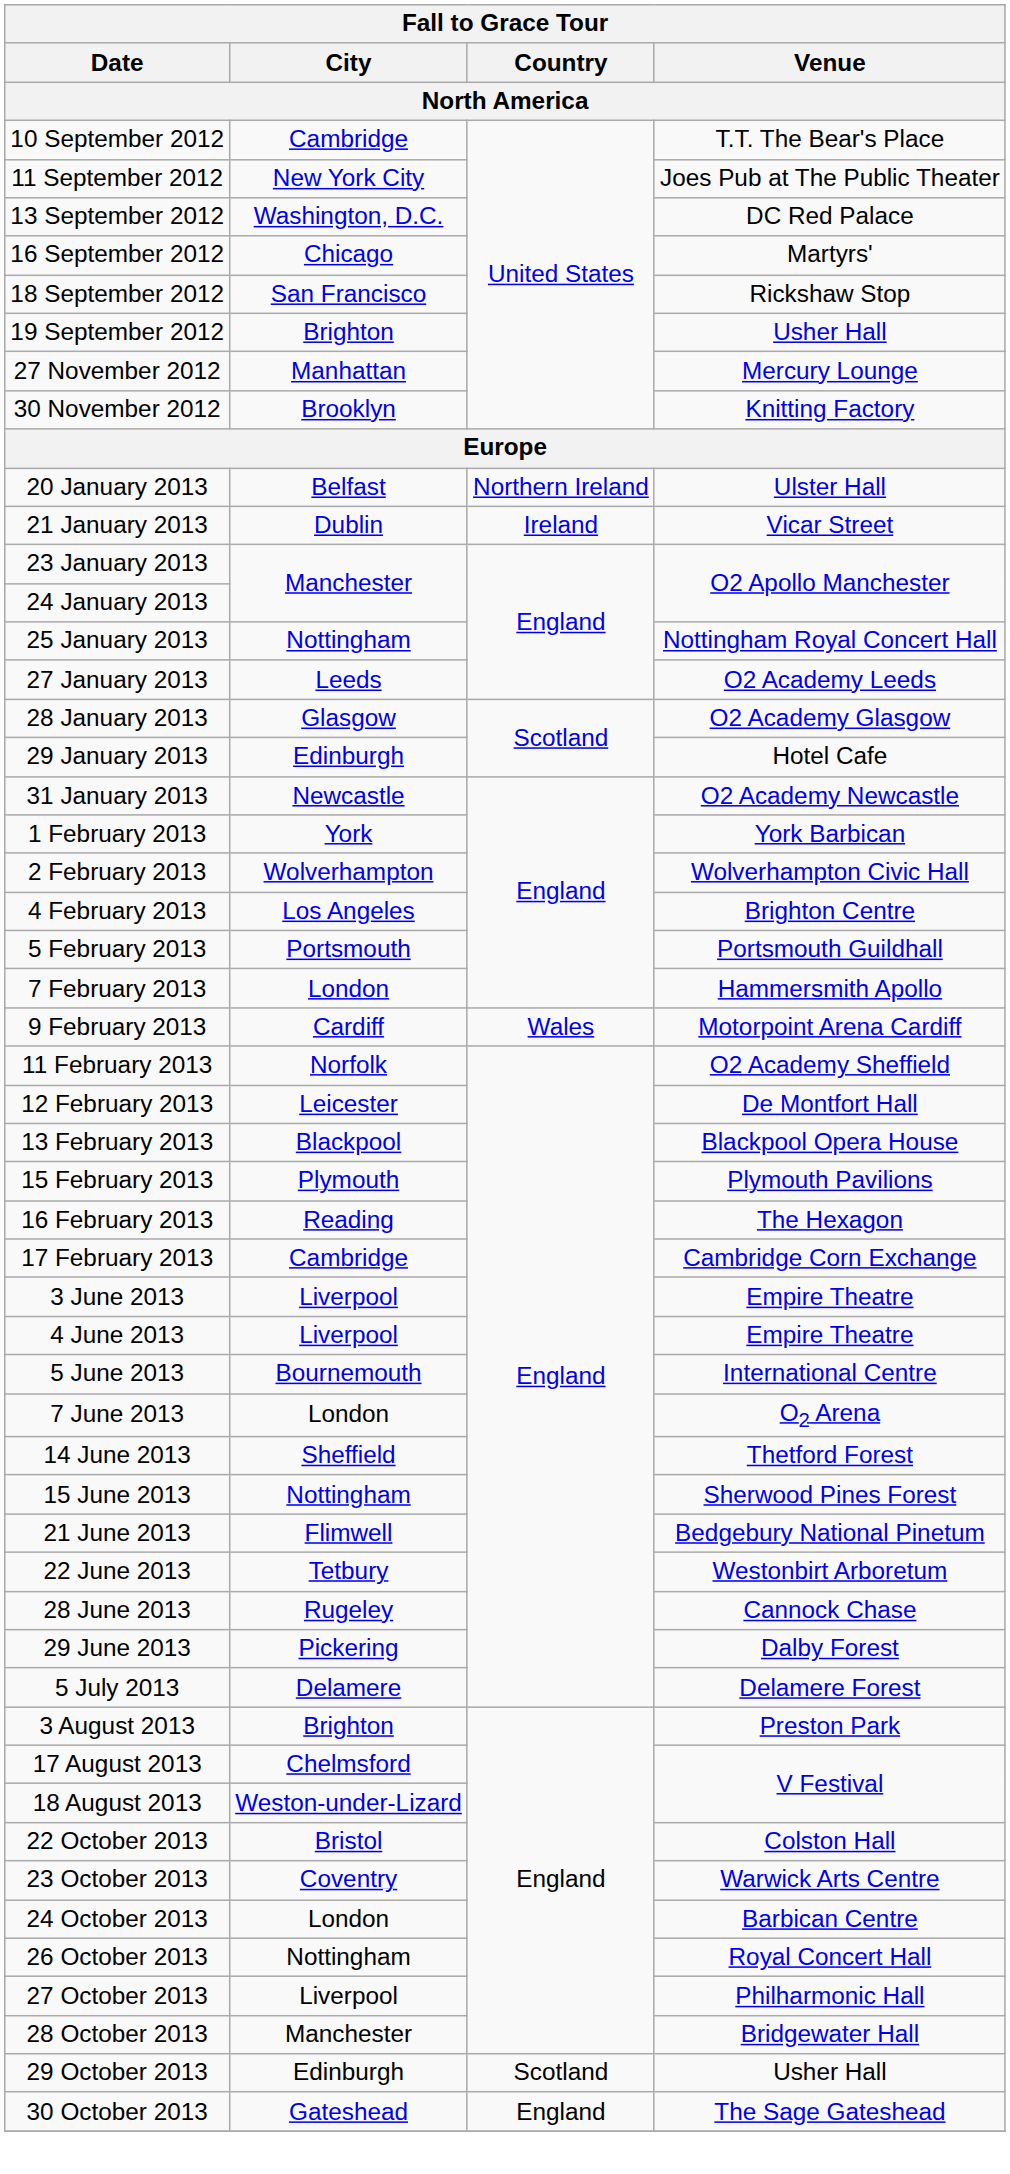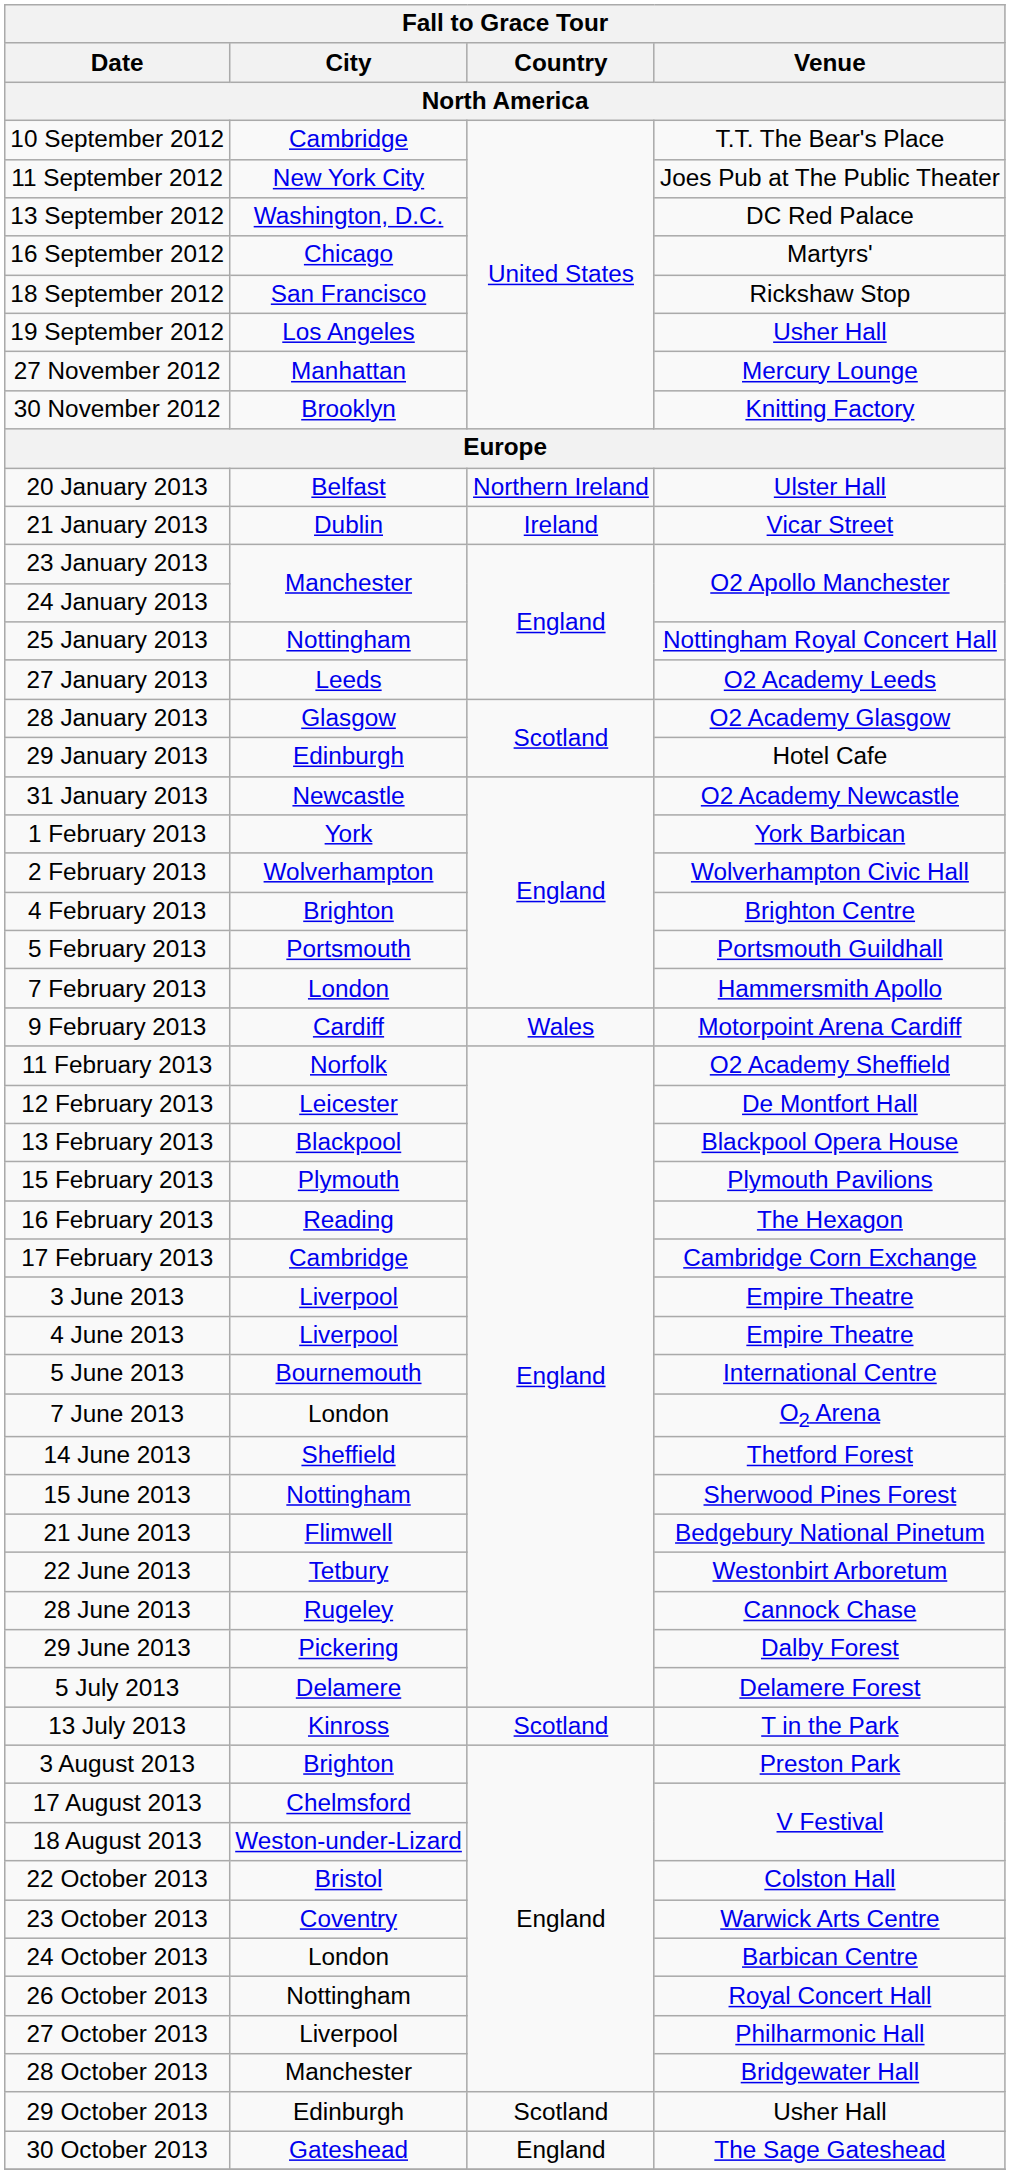(349, 332) Brighton -> (349, 332) Los Angeles
(349, 910) Los Angeles -> (349, 910) Brighton
+ row: (117, 1725)
